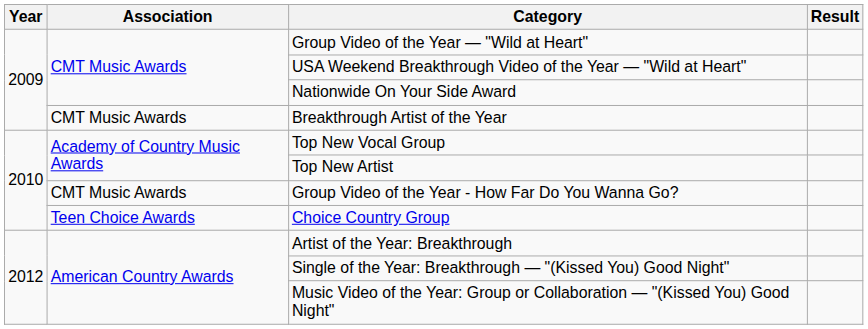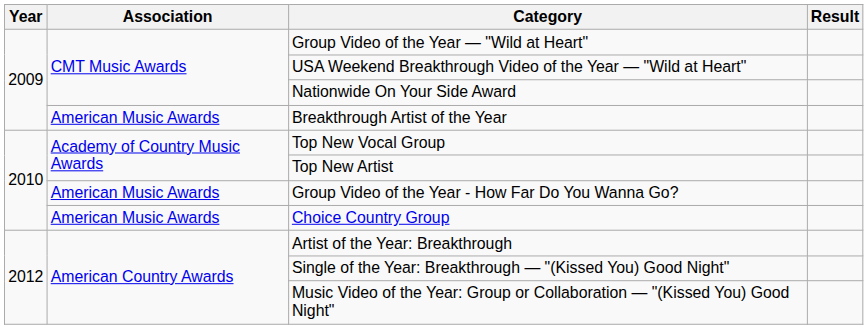(119, 117) CMT Music Awards -> (135, 117) American Music Awards
(119, 192) CMT Music Awards -> (135, 192) American Music Awards
(123, 218) Teen Choice Awards -> (135, 218) American Music Awards
